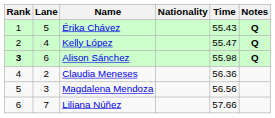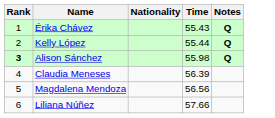- column: (46, 12)
(224, 43) 55.47 -> (197, 43) 55.44
(224, 74) 56.36 -> (197, 74) 56.39
